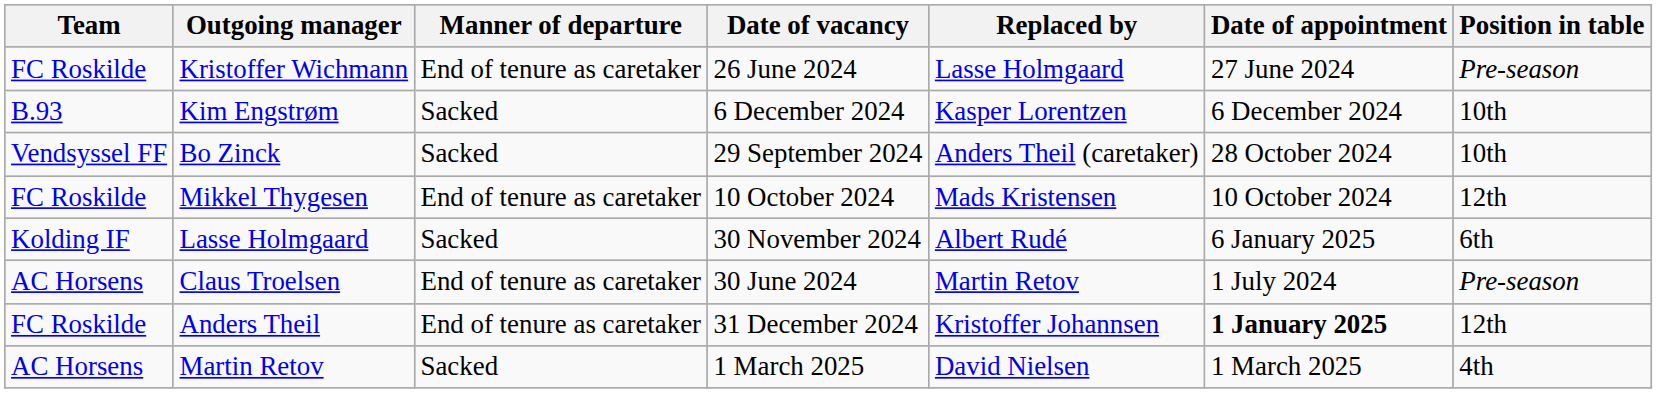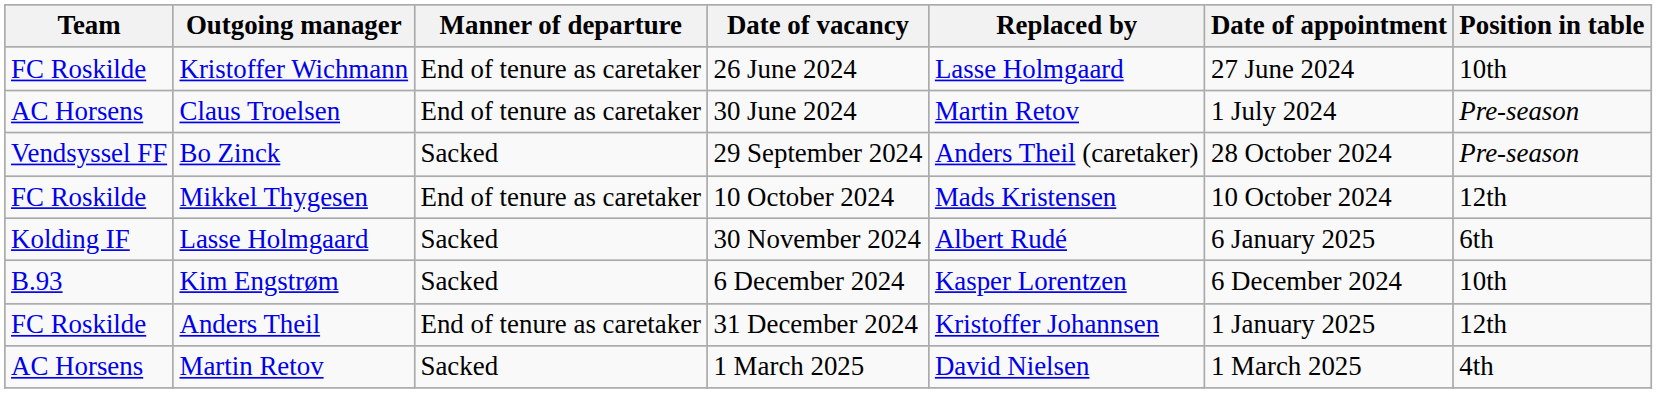(1519, 68) Pre-season -> (1483, 68) 10th
rows swapped: (260, 281) <-> (259, 111)
(1483, 153) 10th -> (1519, 153) Pre-season
(1299, 324) bold -> (1293, 324) normal
